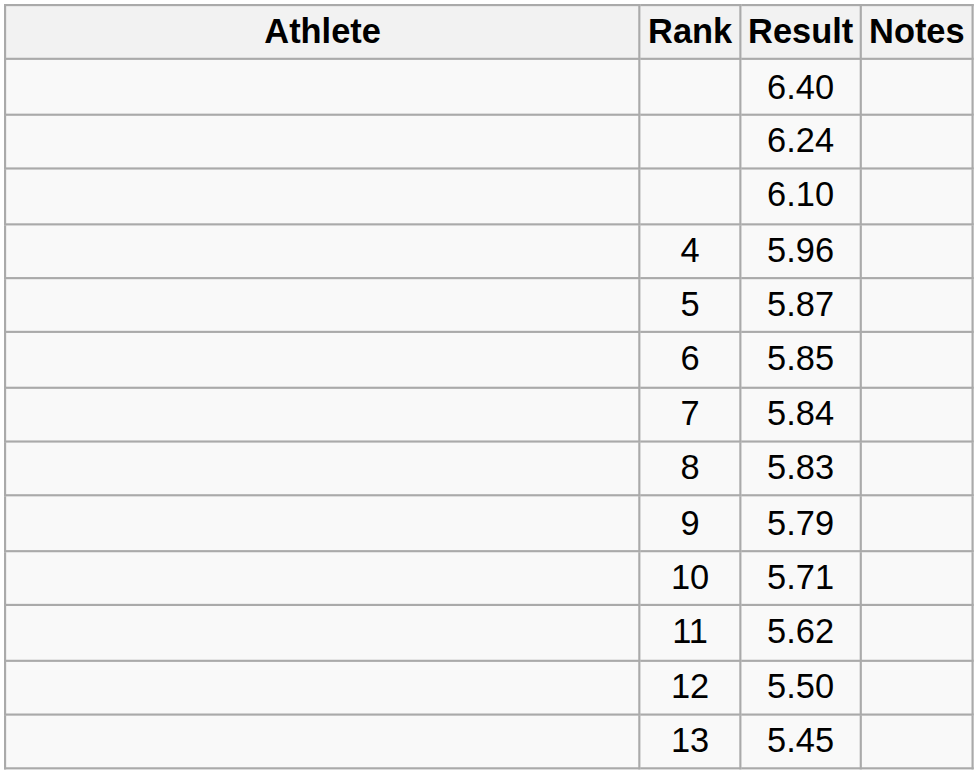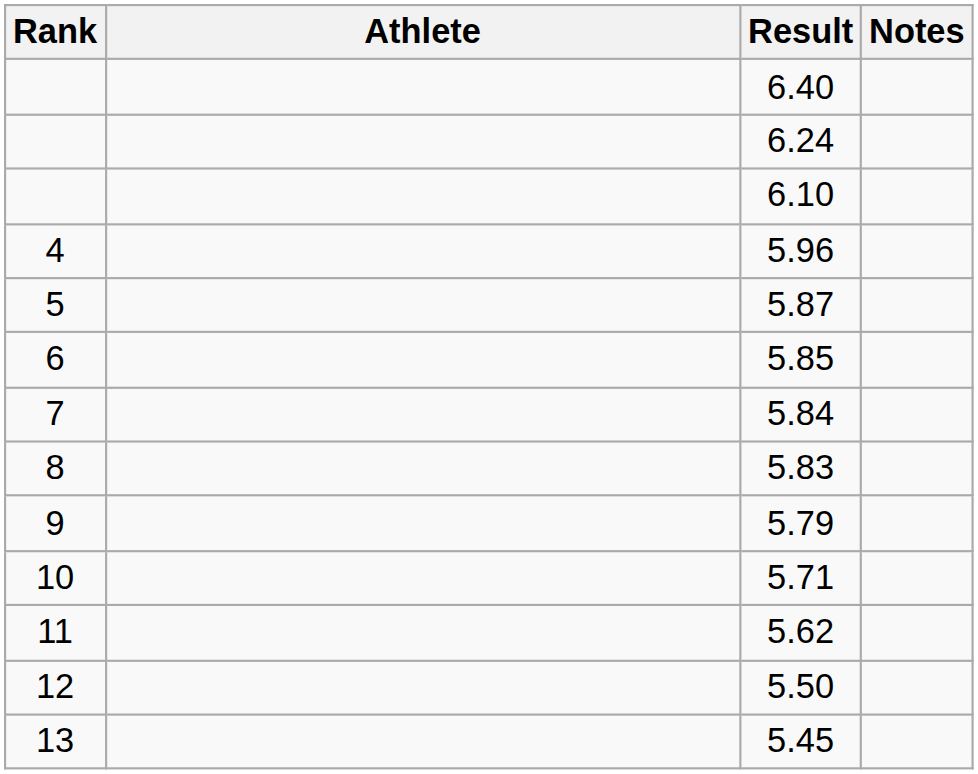columns swapped: (690, 31) <-> (323, 31)
